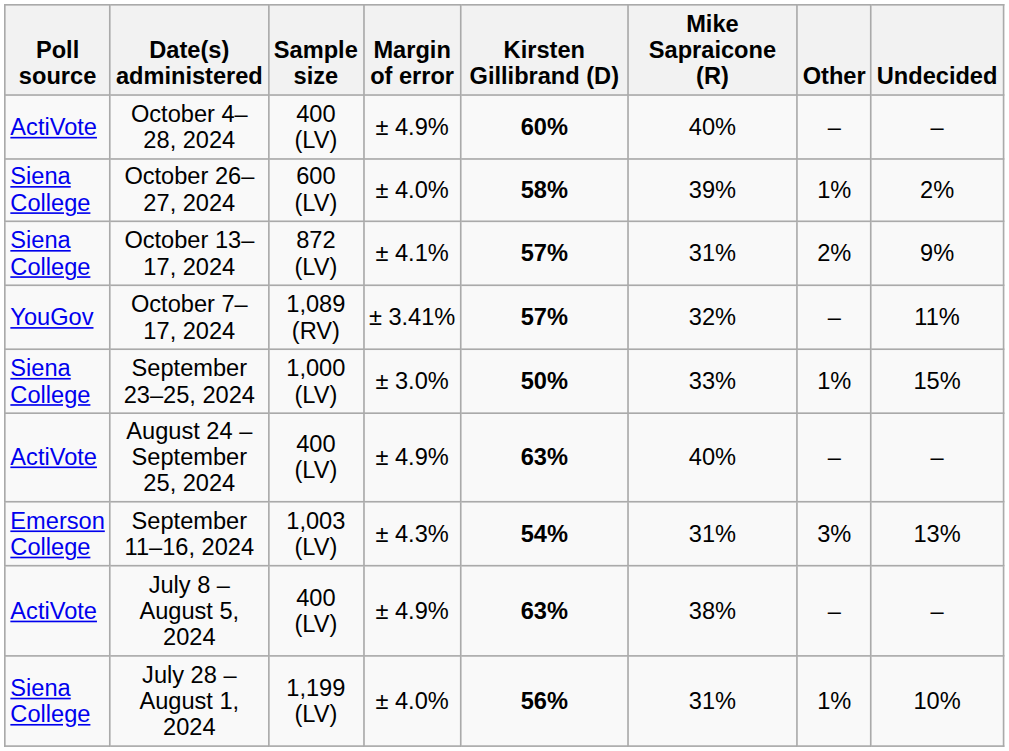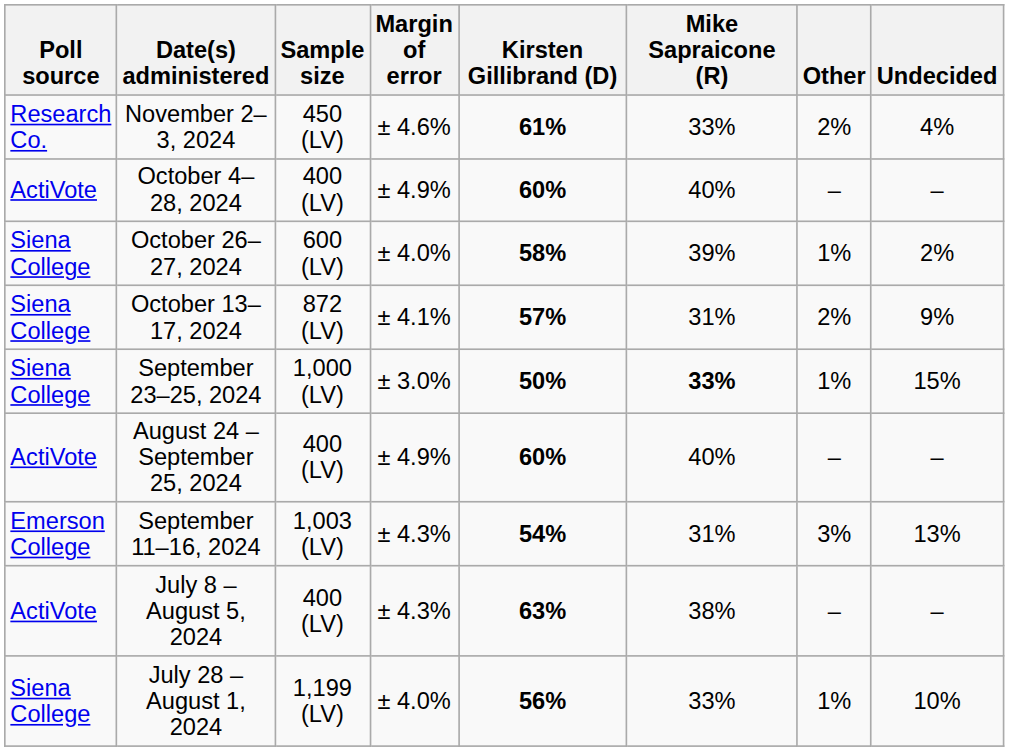+ row: (196, 127)
- row: (189, 317)
(712, 381) normal -> (712, 381) bold
(544, 458) 63% -> (543, 458) 60%
(412, 611) ± 4.9% -> (414, 611) ± 4.3%
(712, 701) 31% -> (712, 701) 33%
